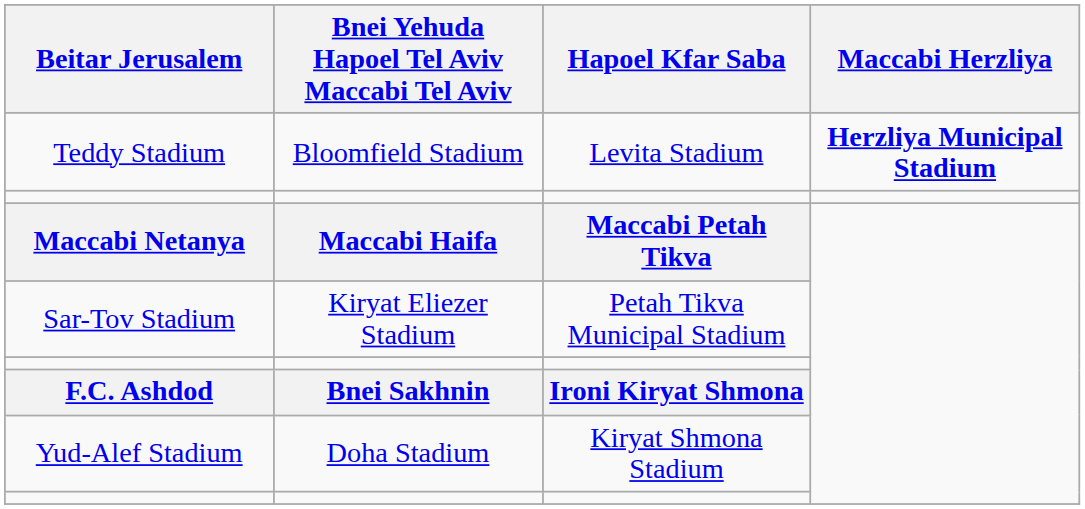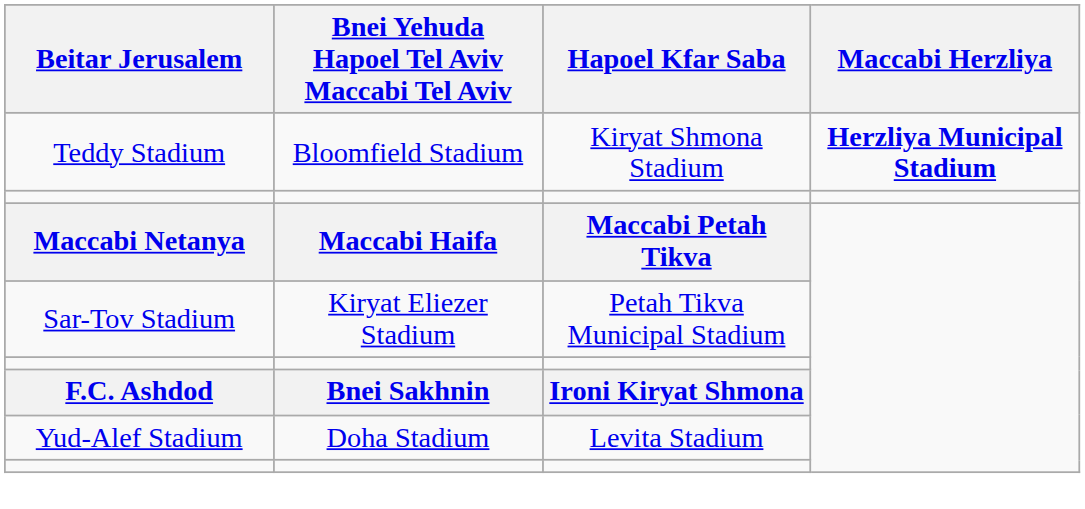(677, 151) Levita Stadium -> (677, 151) Kiryat Shmona Stadium
(677, 452) Kiryat Shmona Stadium -> (677, 436) Levita Stadium
